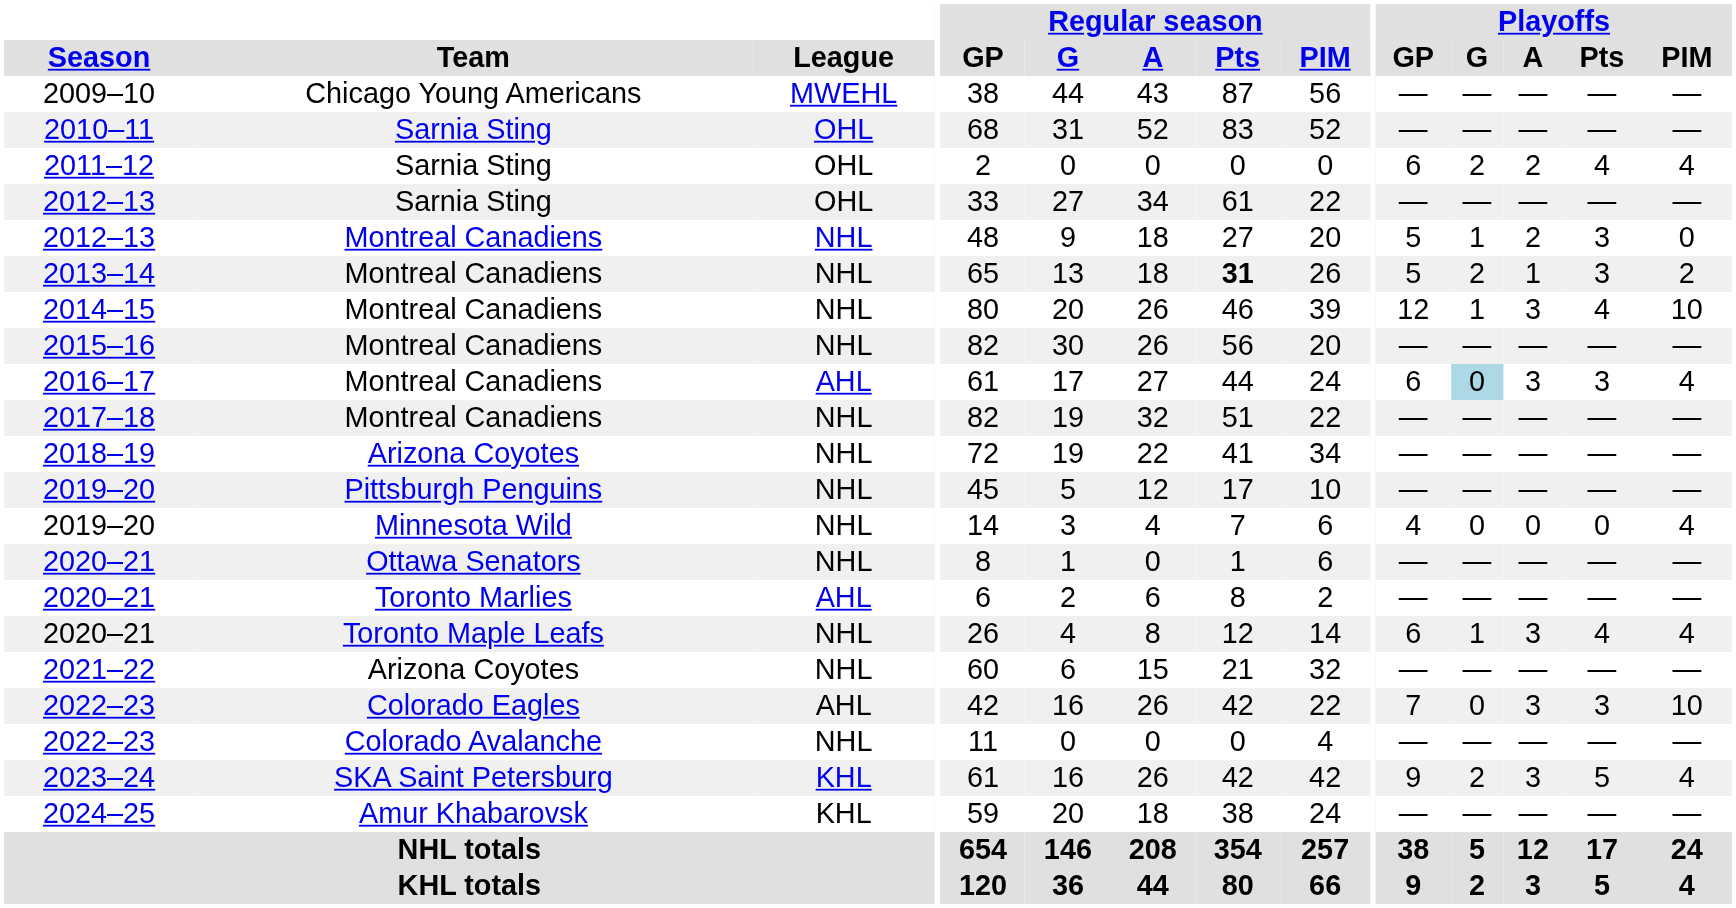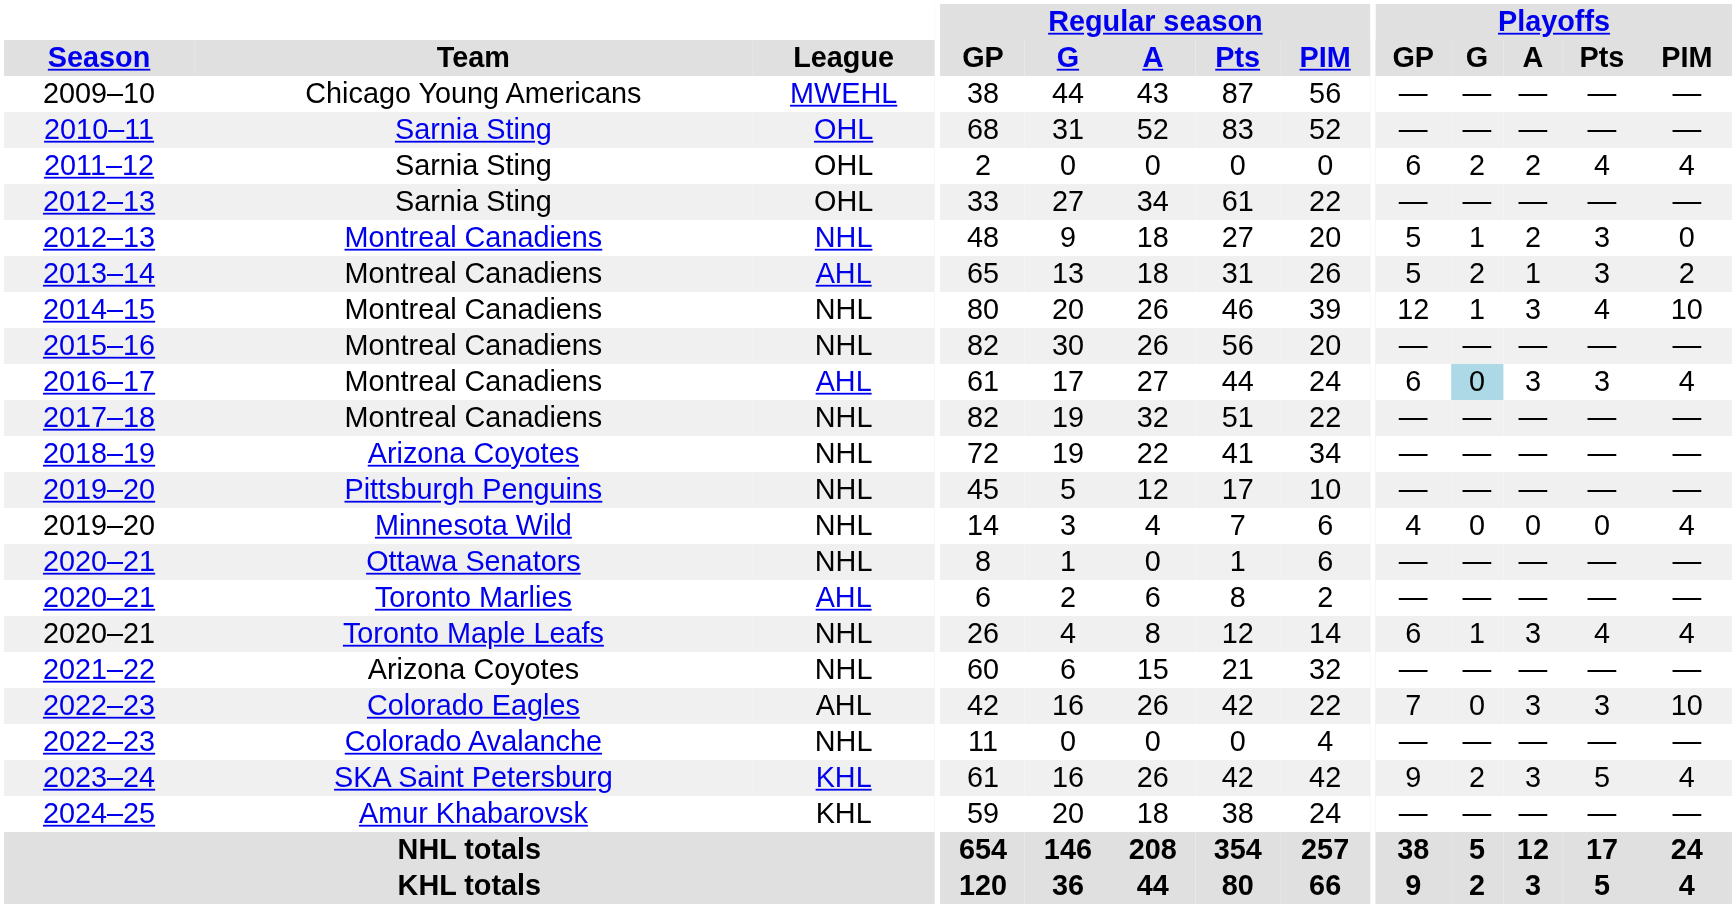(844, 273) NHL -> (844, 273) AHL
(1238, 273) bold -> (1238, 273) normal
